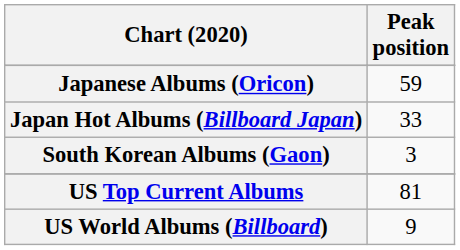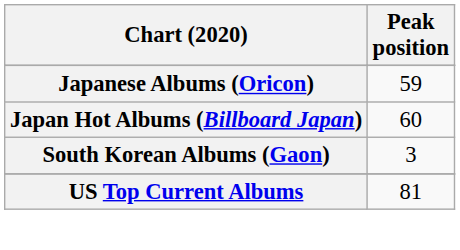(411, 119) 33 -> (411, 119) 60
- row: (186, 226)
